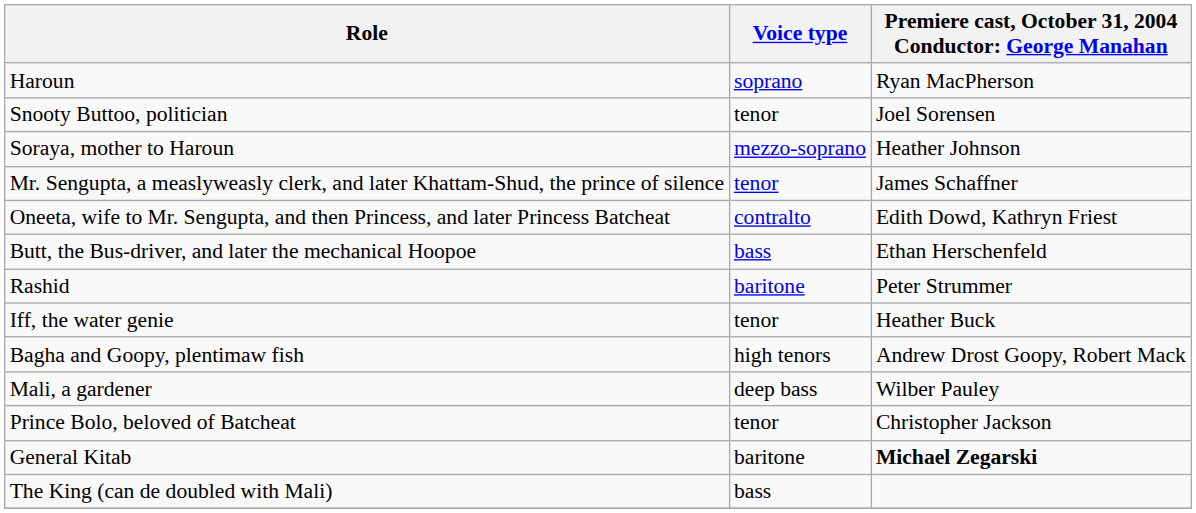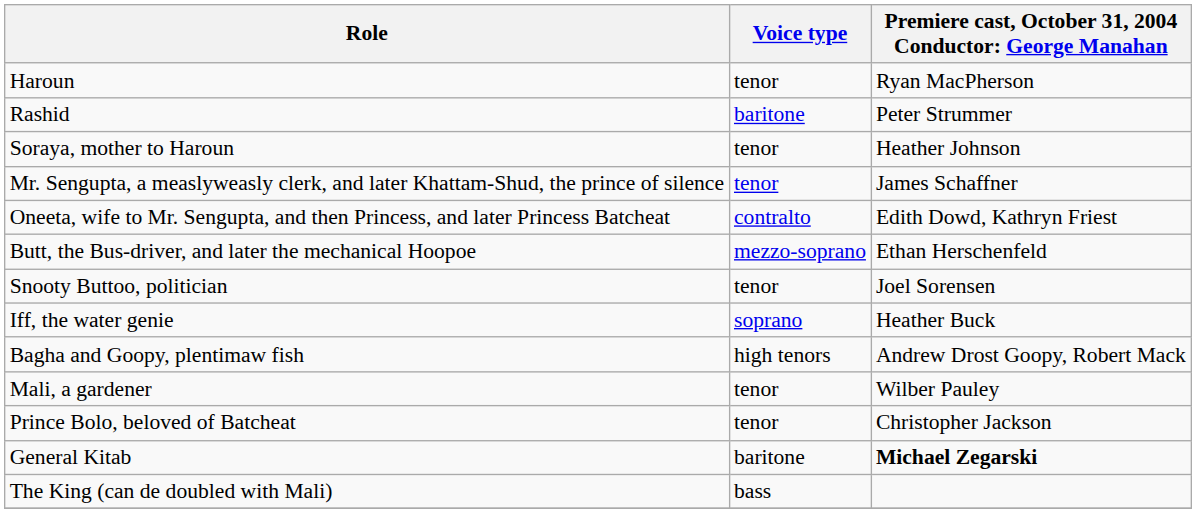(768, 80) soprano -> (756, 80) tenor
rows swapped: (40, 285) <-> (119, 114)
(800, 148) mezzo-soprano -> (756, 148) tenor
(753, 251) bass -> (800, 251) mezzo-soprano
(756, 319) tenor -> (768, 319) soprano
(776, 388) deep bass -> (756, 388) tenor
